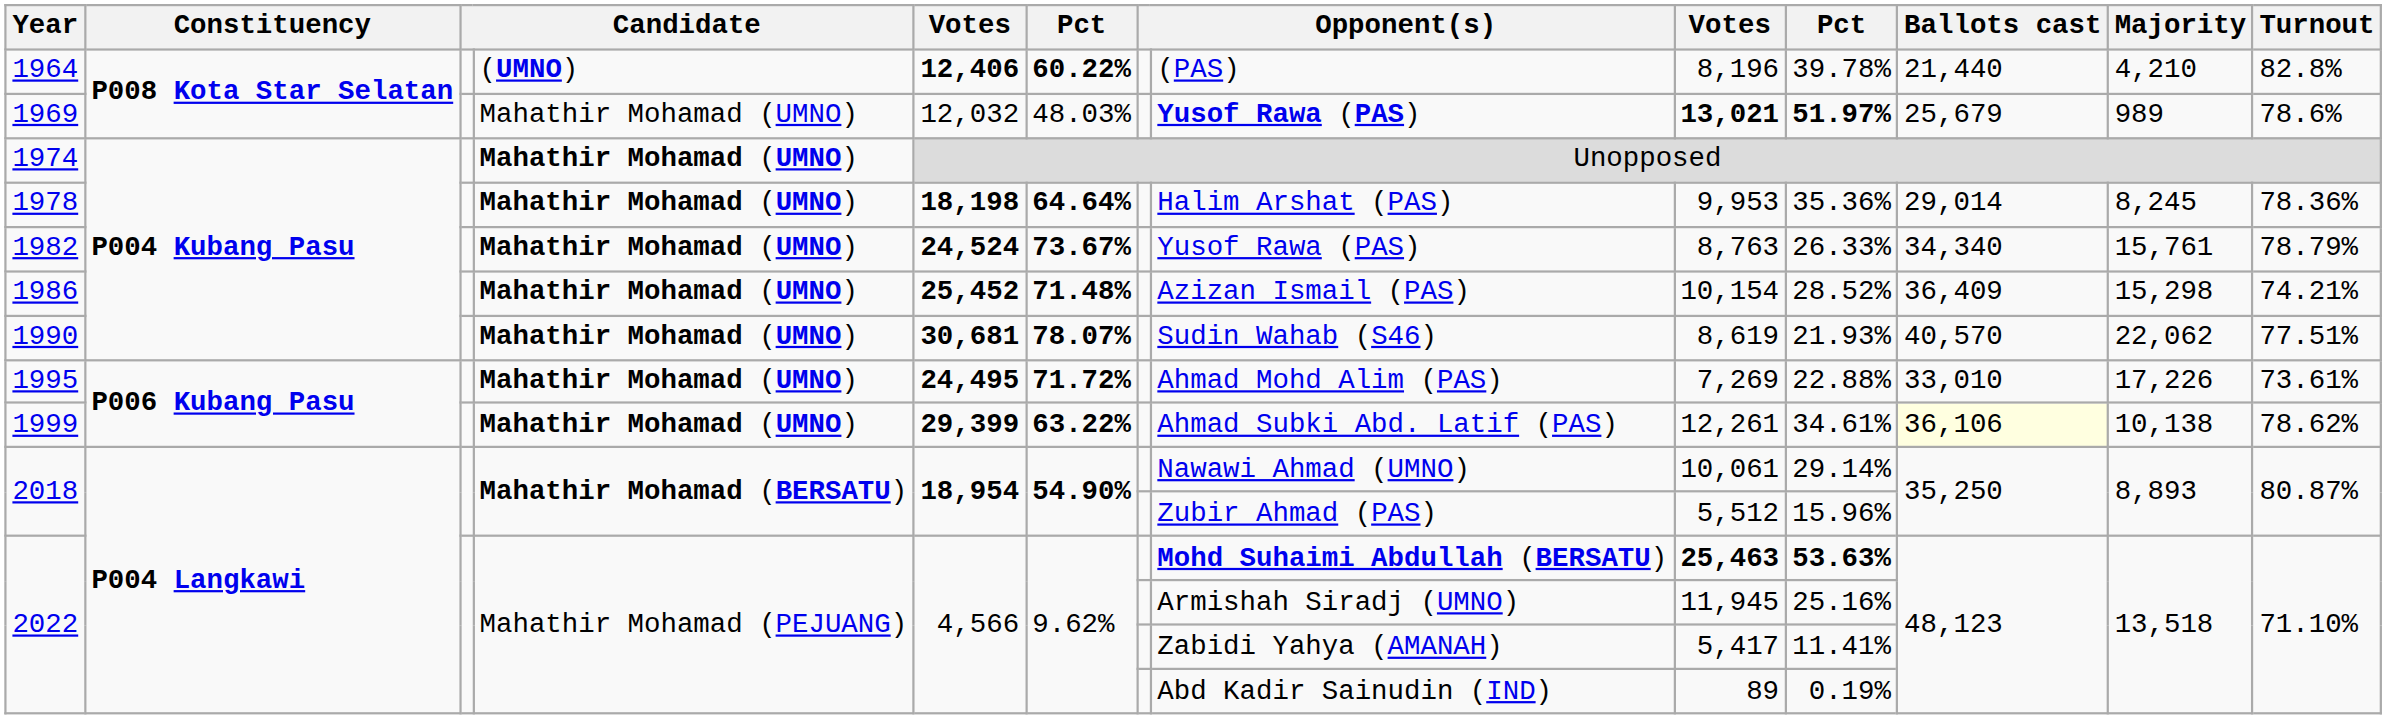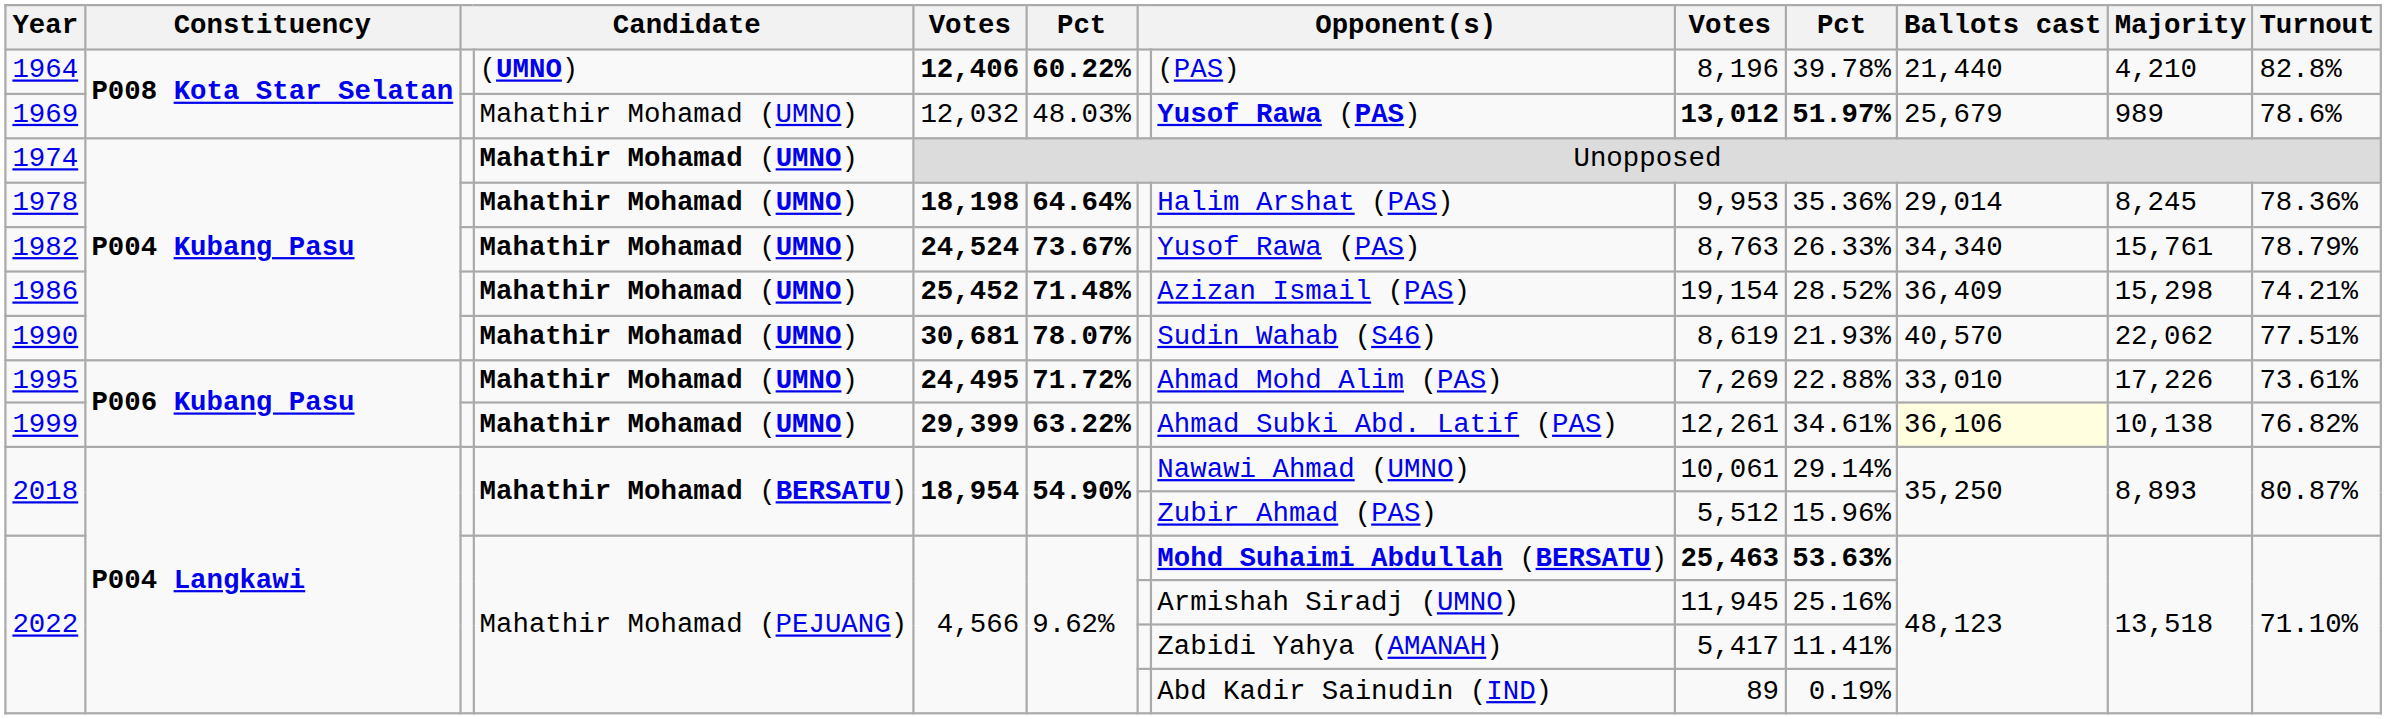(1730, 116) 13,021 -> (1730, 116) 13,012
(1730, 293) 10,154 -> (1730, 293) 19,154
(2309, 426) 78.62% -> (2309, 426) 76.82%
